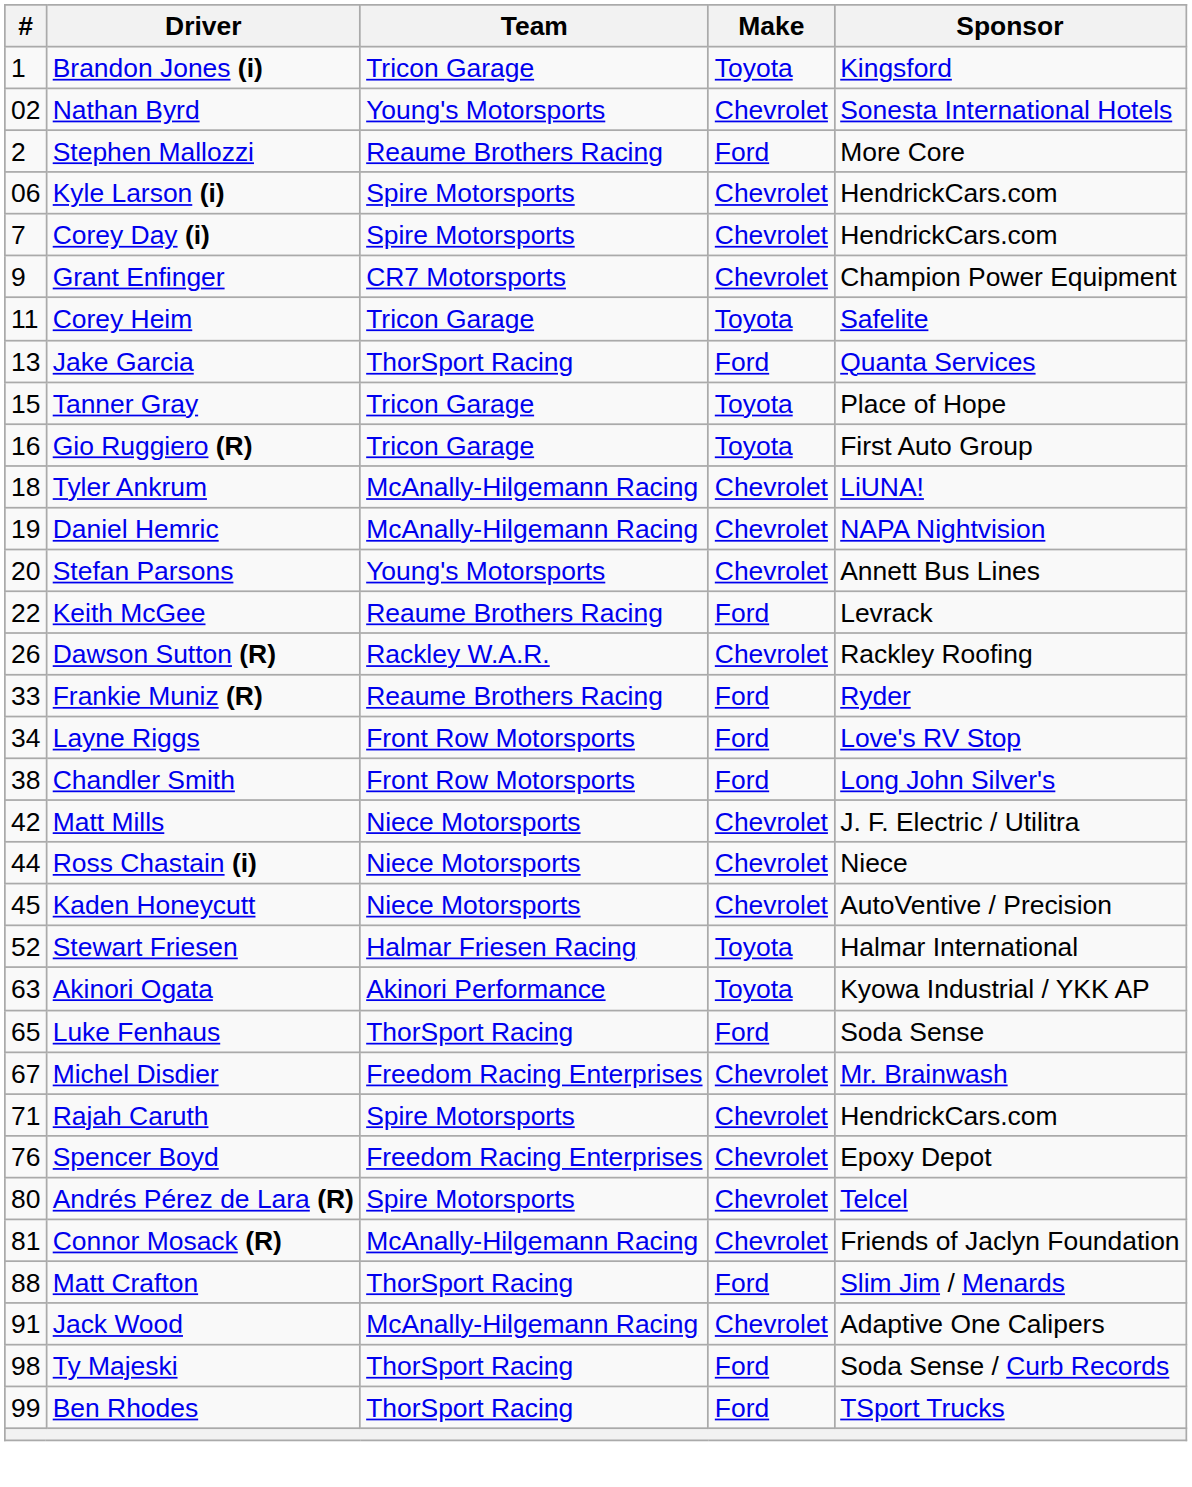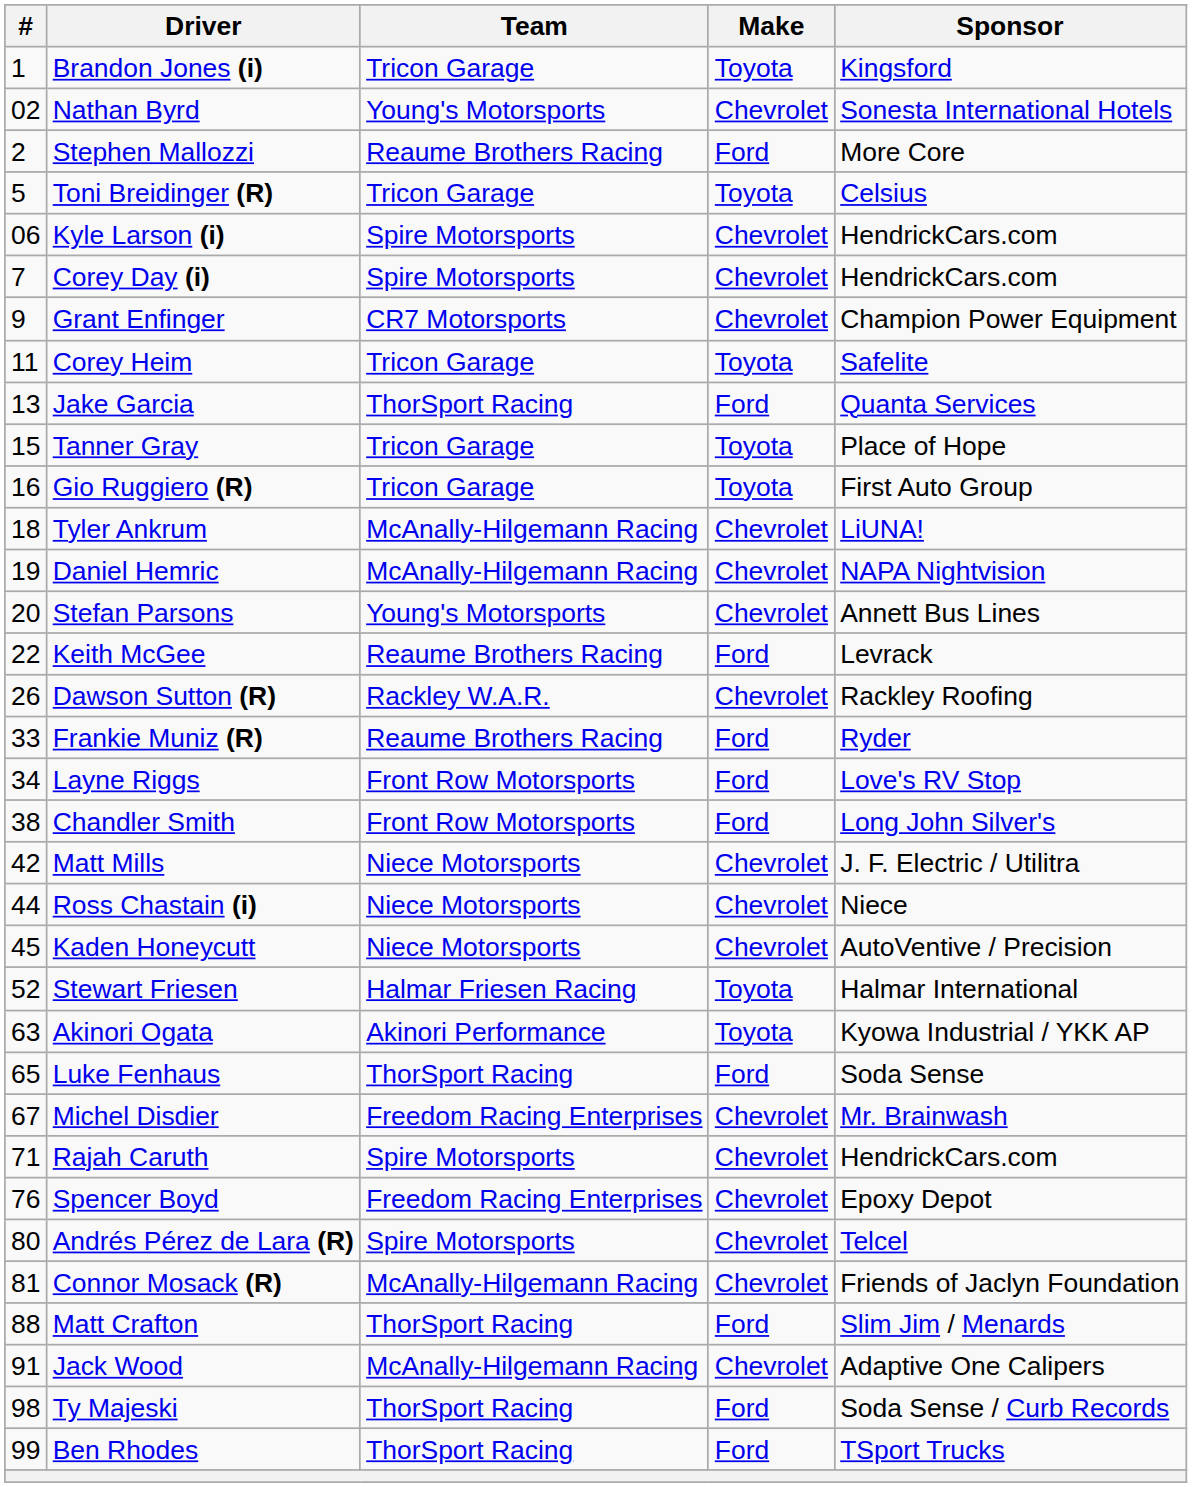+ row: (163, 193)
